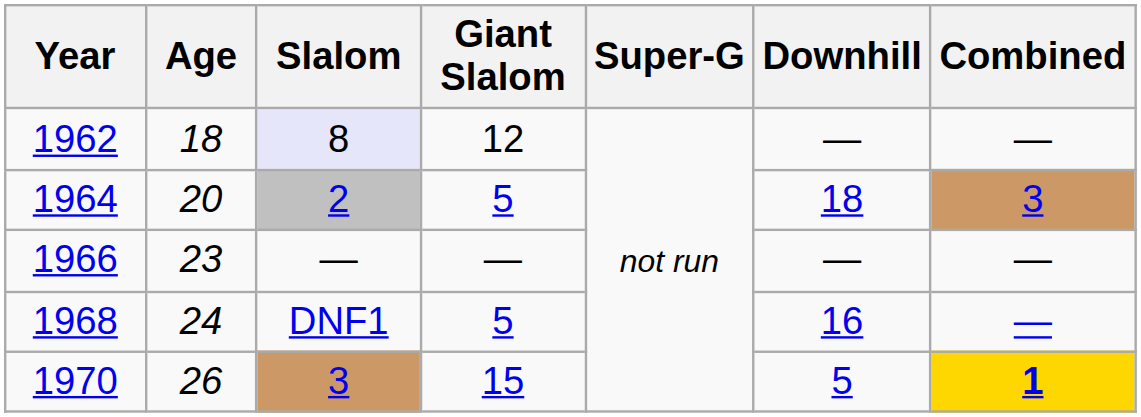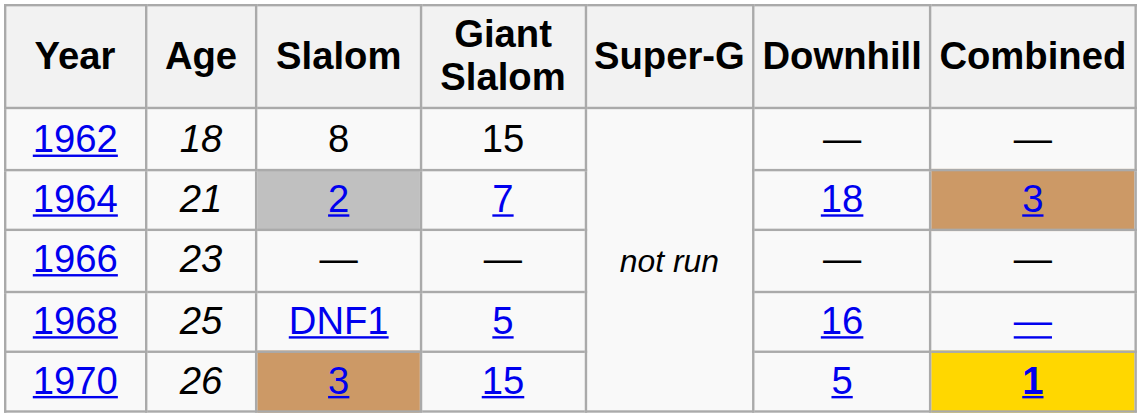(339, 138) lavender background -> (339, 138) no background
(503, 138) 12 -> (503, 138) 15
(201, 199) 20 -> (201, 199) 21
(503, 199) 5 -> (503, 199) 7
(201, 320) 24 -> (201, 320) 25
